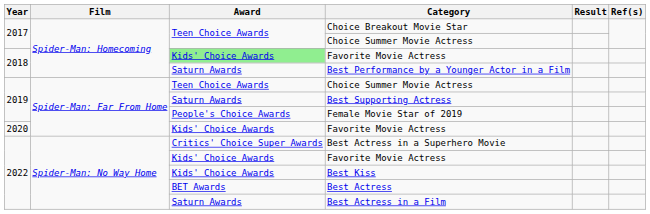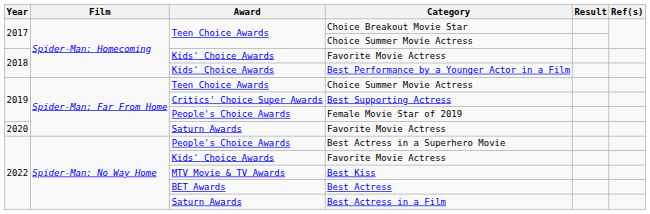(223, 56) lightgreen background -> (223, 56) no background
(207, 70) Saturn Awards -> (223, 70) Kids' Choice Awards
(207, 99) Saturn Awards -> (247, 99) Critics' Choice Super Awards
(223, 129) Kids' Choice Awards -> (207, 129) Saturn Awards
(247, 143) Critics' Choice Super Awards -> (231, 143) People's Choice Awards
(223, 172) Kids' Choice Awards -> (228, 172) MTV Movie & TV Awards
